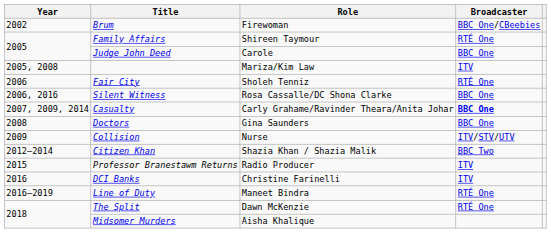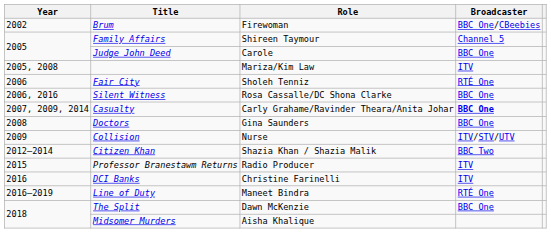(476, 39) RTÉ One -> (481, 39) Channel 5
(476, 207) RTÉ One -> (476, 207) BBC One
